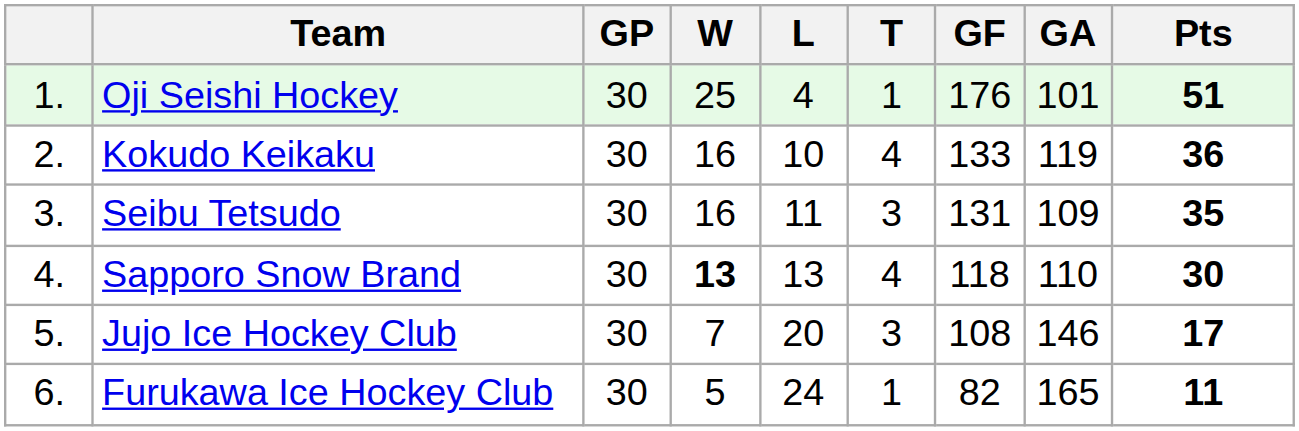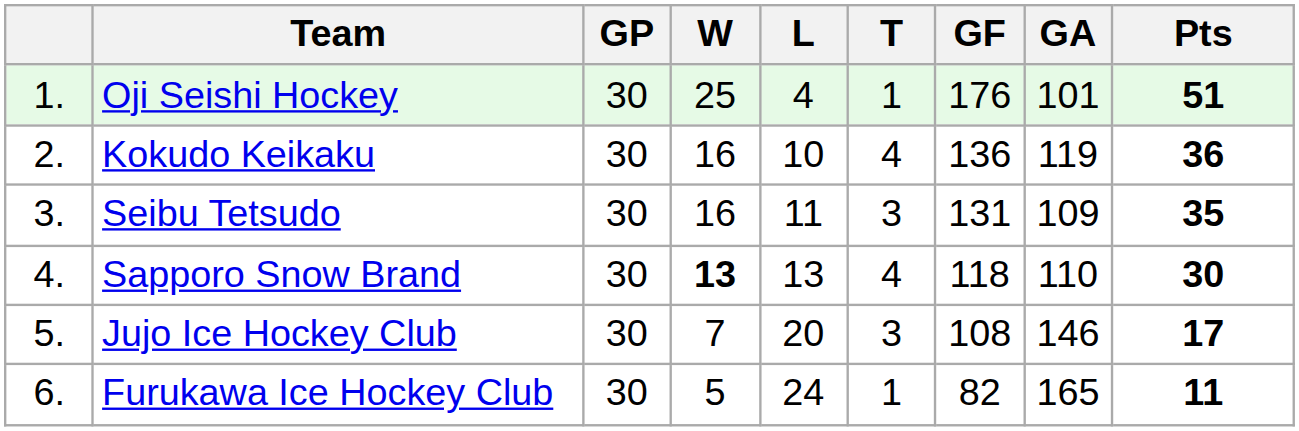(980, 154) 133 -> (980, 154) 136
